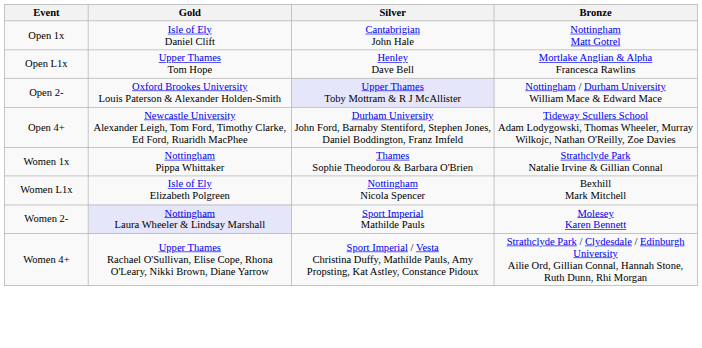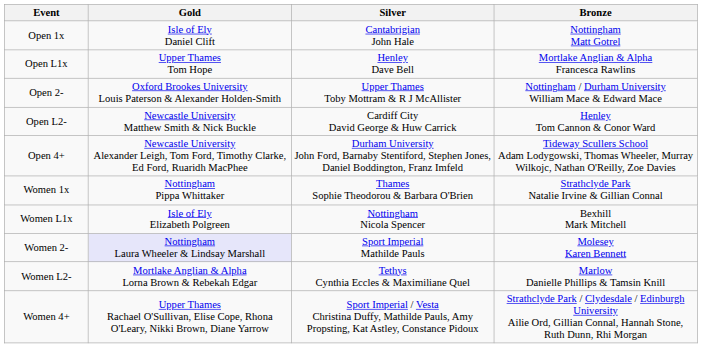(393, 92) lavender background -> (393, 92) no background
+ row: (46, 121)
+ row: (46, 276)
